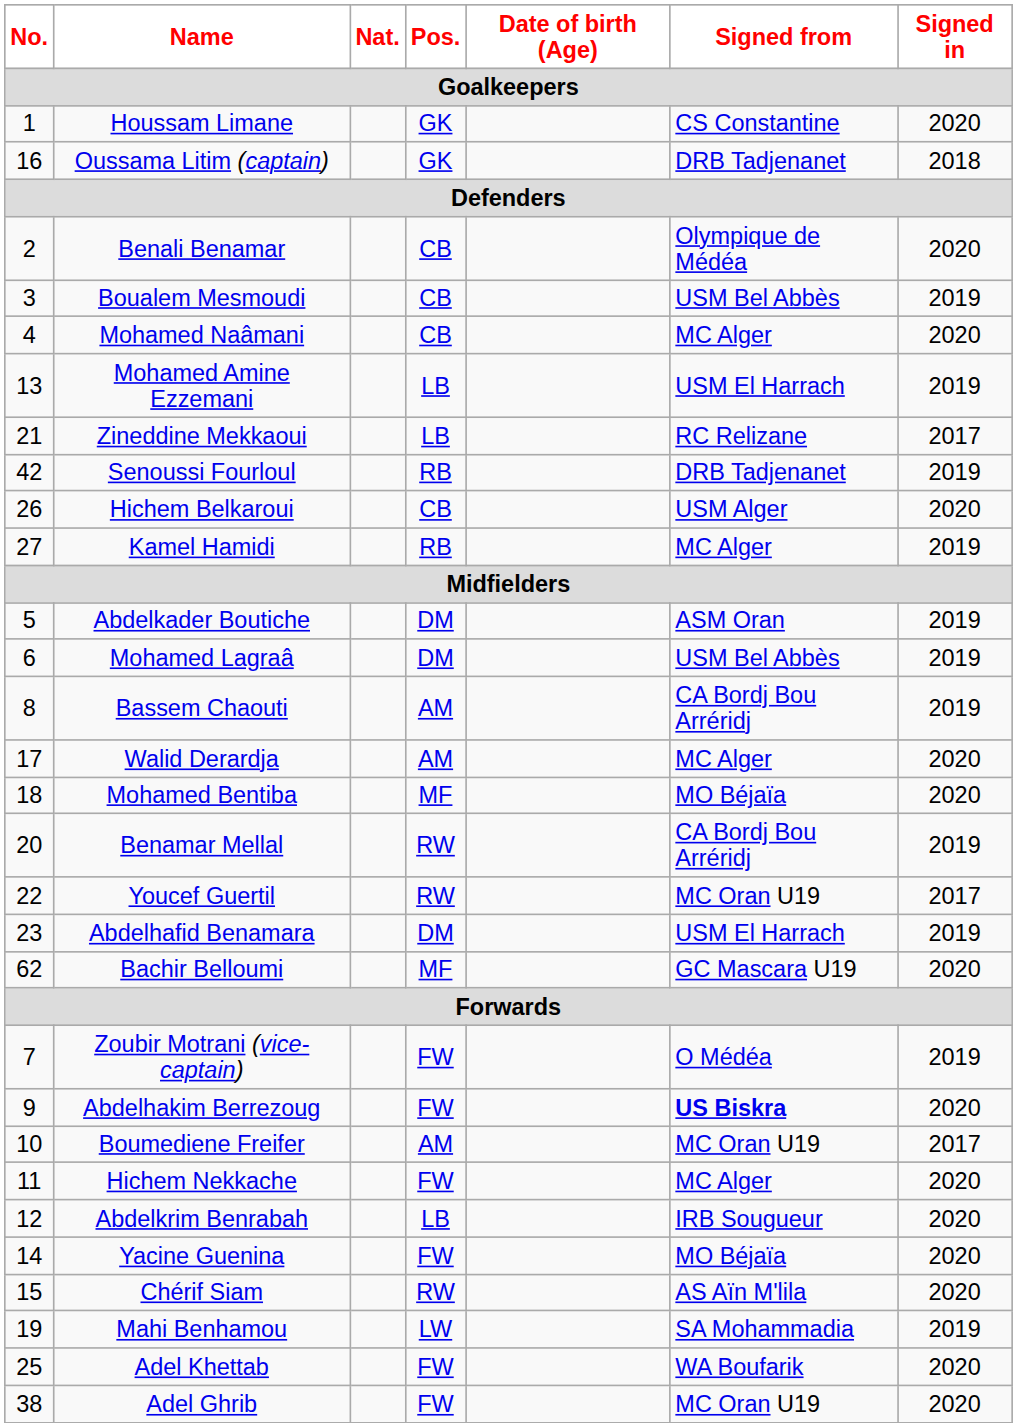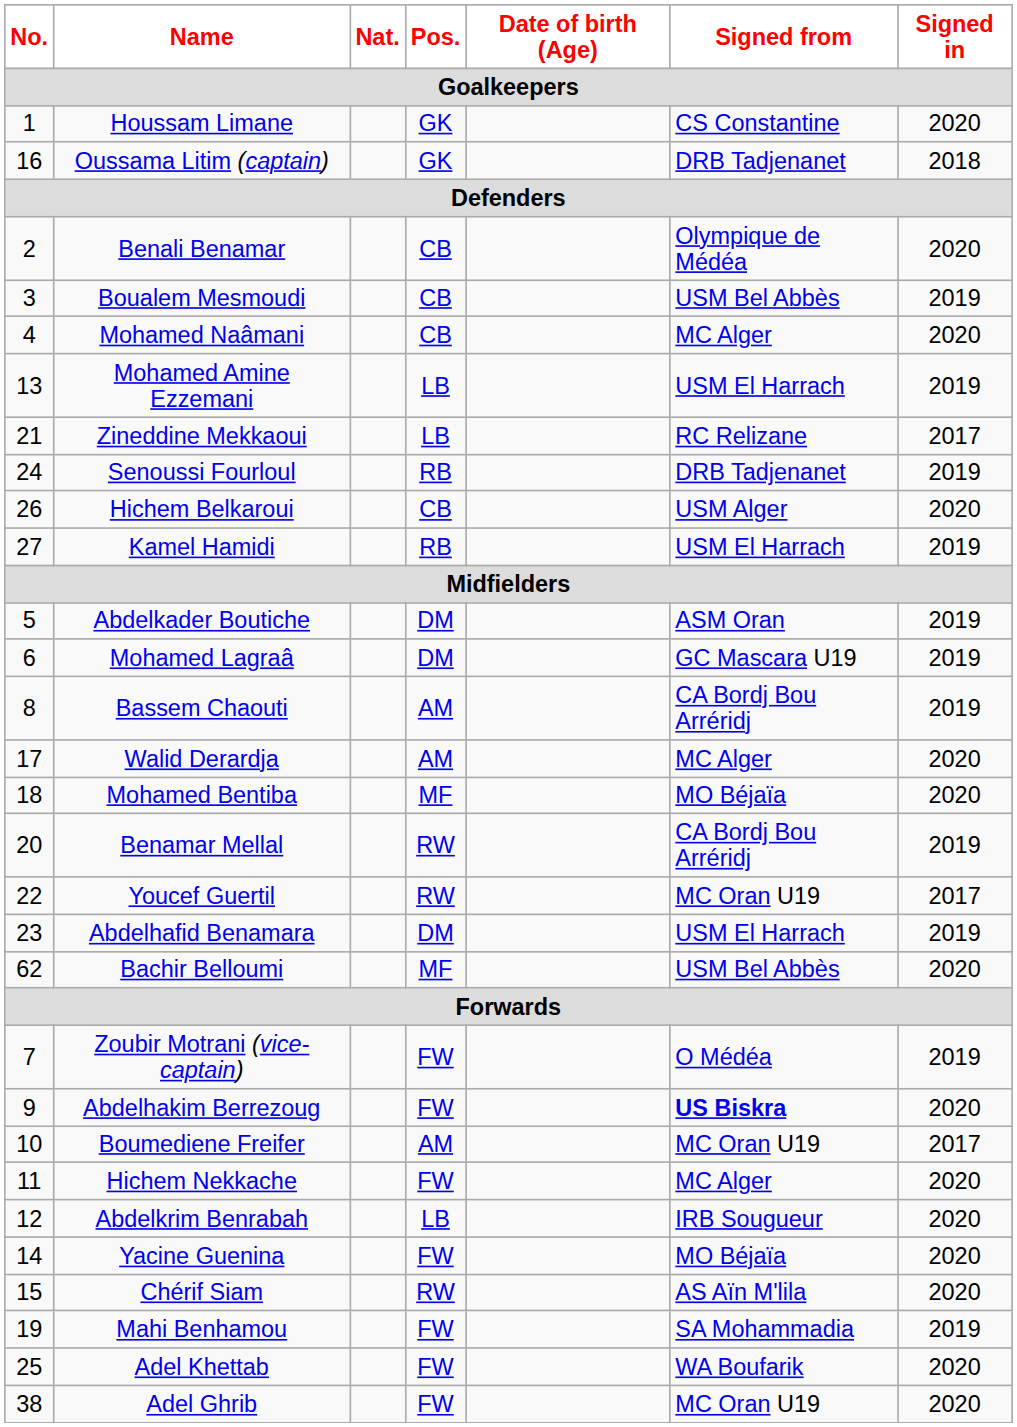(29, 473) 42 -> (29, 473) 24
(724, 547) MC Alger -> (760, 547) USM El Harrach
(758, 658) USM Bel Abbès -> (766, 658) GC Mascara U19
(766, 970) GC Mascara U19 -> (758, 970) USM Bel Abbès
(435, 1330) LW -> (435, 1330) FW
